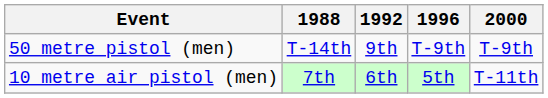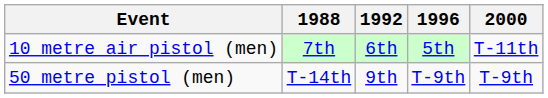rows swapped: (144, 78) <-> (122, 49)
